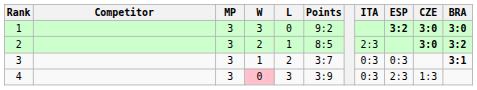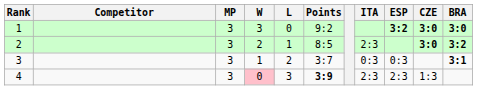(324, 77) normal -> (324, 77) bold
(369, 77) 0:3 -> (369, 77) 2:3
